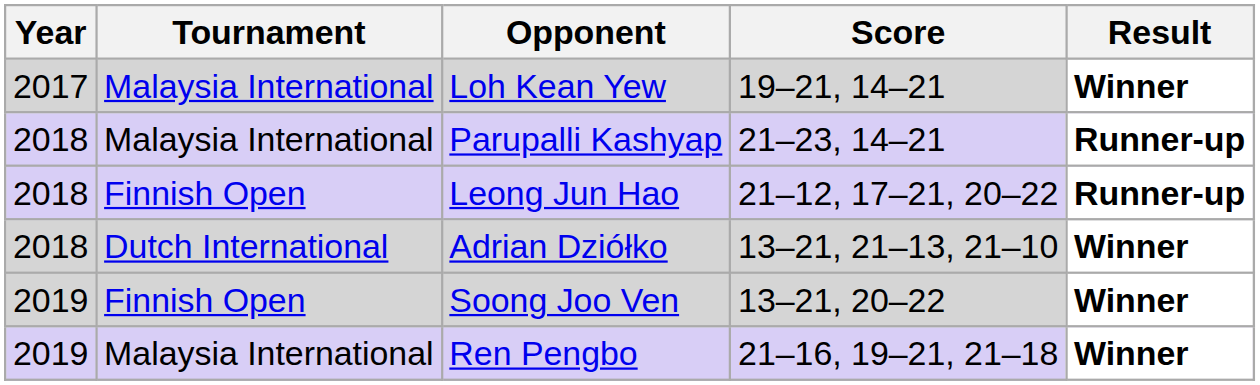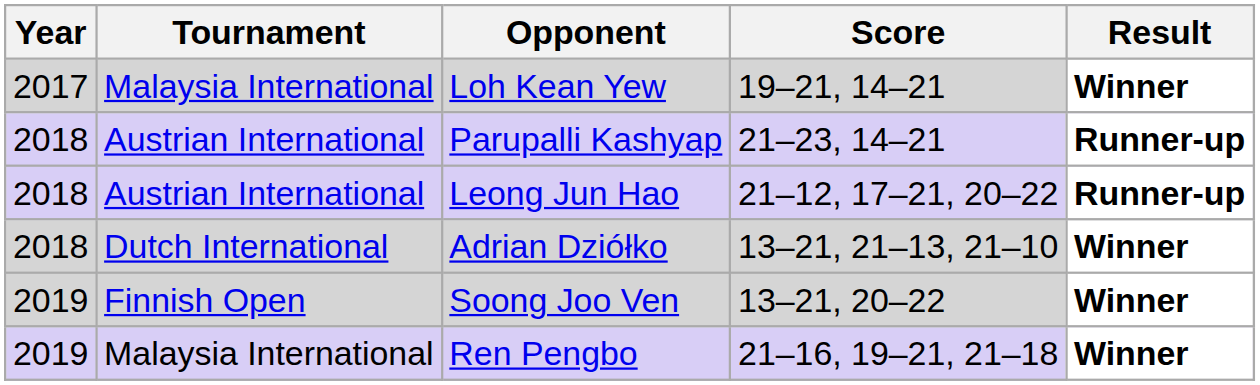(269, 139) Malaysia International -> (264, 139) Austrian International
(205, 193) Finnish Open -> (264, 193) Austrian International
